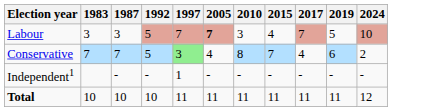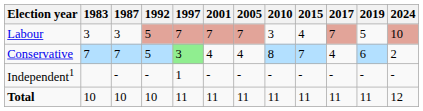+ column: (219, 14)
(209, 34) bold -> (240, 34) normal
